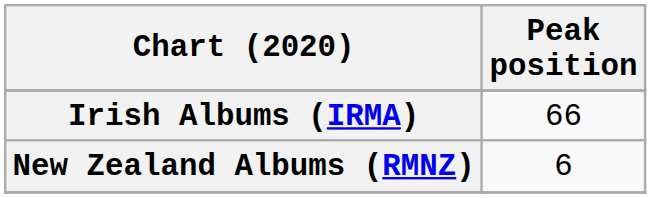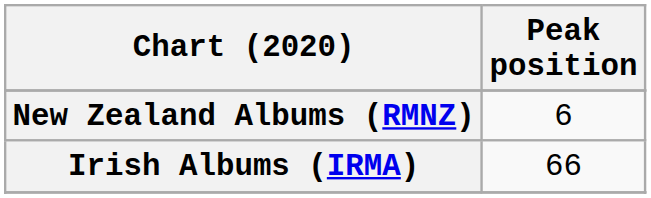rows swapped: (244, 116) <-> (244, 166)
